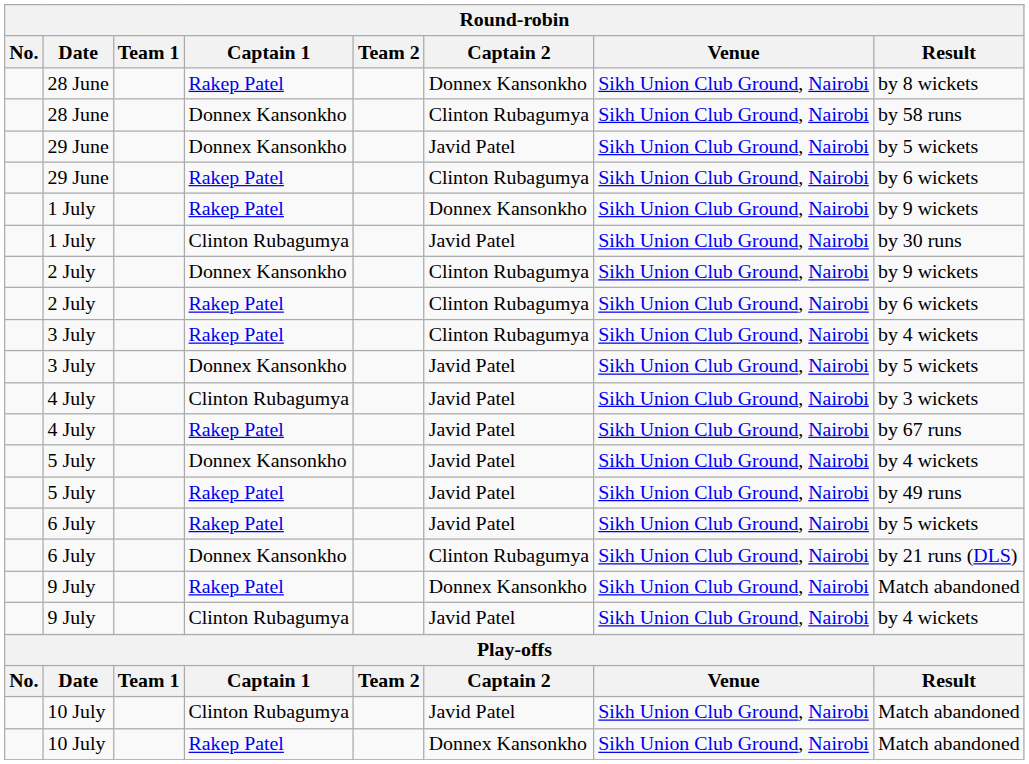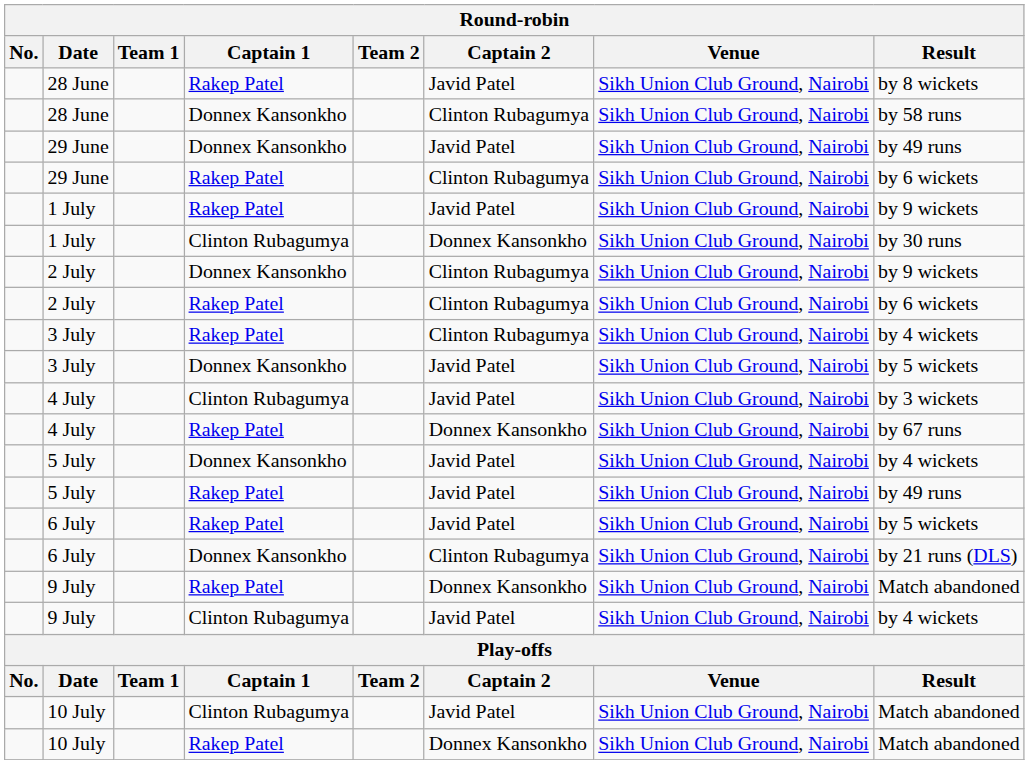(508, 83) Donnex Kansonkho -> (472, 83) Javid Patel
(928, 146) by 5 wickets -> (920, 146) by 49 runs
(508, 209) Donnex Kansonkho -> (472, 209) Javid Patel
(472, 240) Javid Patel -> (508, 240) Donnex Kansonkho
(472, 429) Javid Patel -> (508, 429) Donnex Kansonkho
